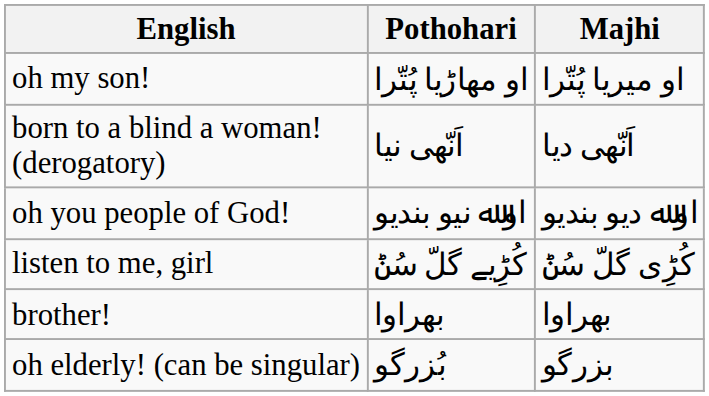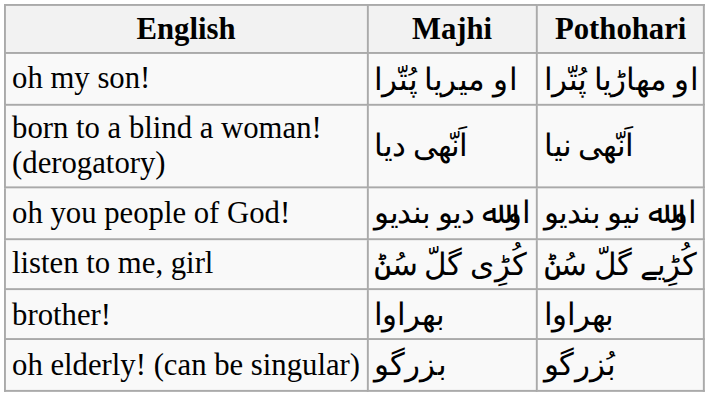columns swapped: (451, 28) <-> (620, 28)
